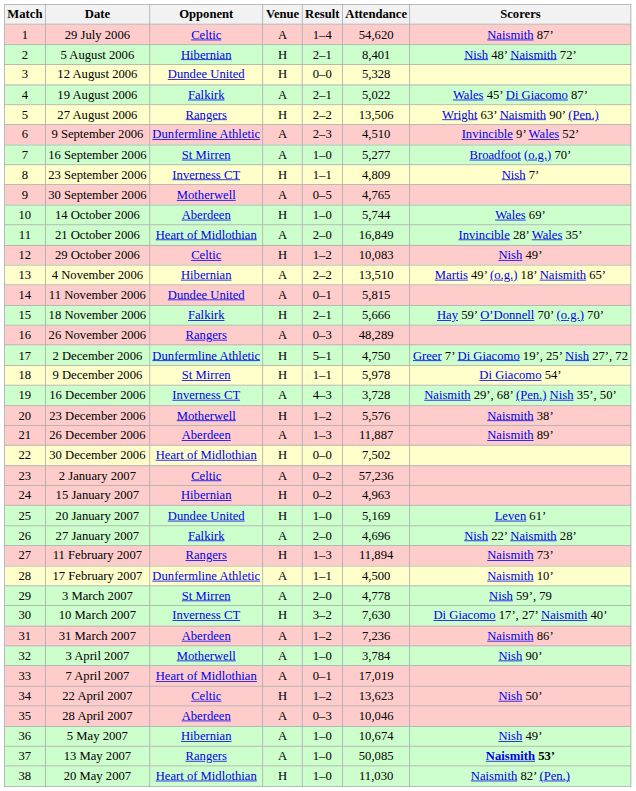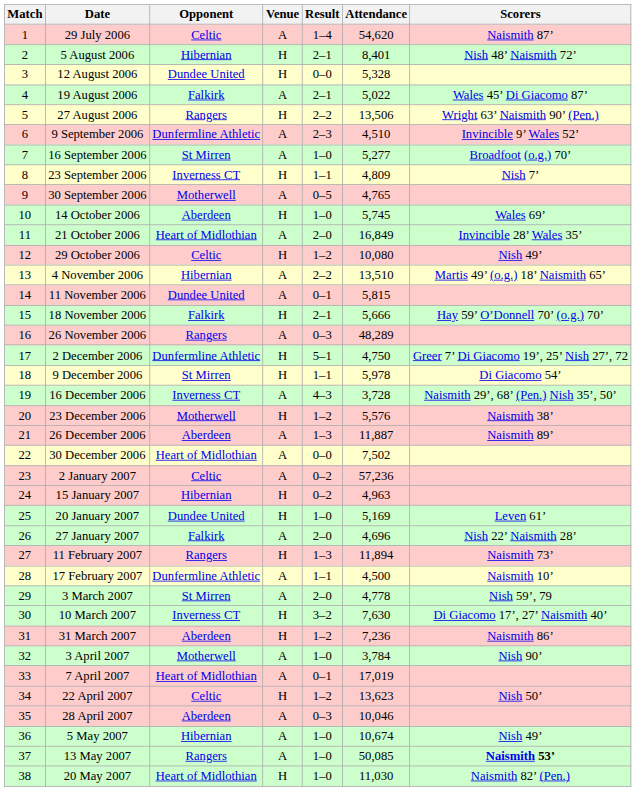(376, 214) 5,744 -> (376, 214) 5,745
(376, 255) 10,083 -> (376, 255) 10,080
(283, 455) H -> (283, 455) A
(283, 635) A -> (283, 635) H
